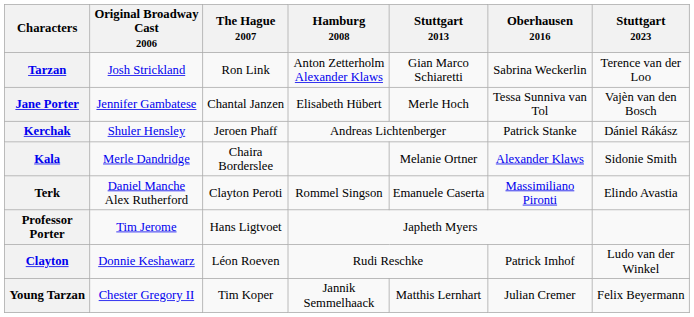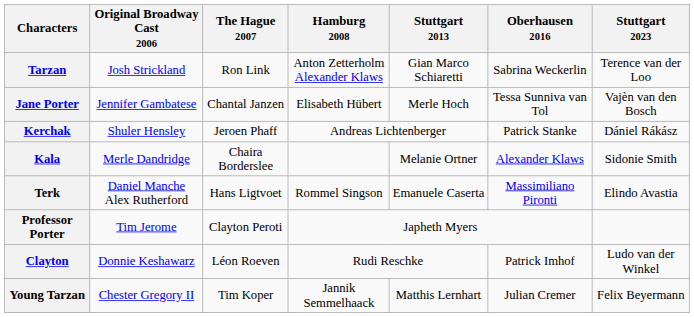(246, 192) Clayton Peroti -> (246, 192) Hans Ligtvoet
(246, 227) Hans Ligtvoet -> (246, 227) Clayton Peroti
